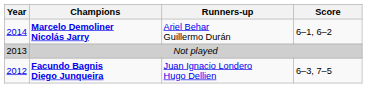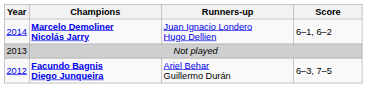(197, 32) Ariel Behar Guillermo Durán -> (208, 32) Juan Ignacio Londero Hugo Dellien
(208, 71) Juan Ignacio Londero Hugo Dellien -> (197, 71) Ariel Behar Guillermo Durán
